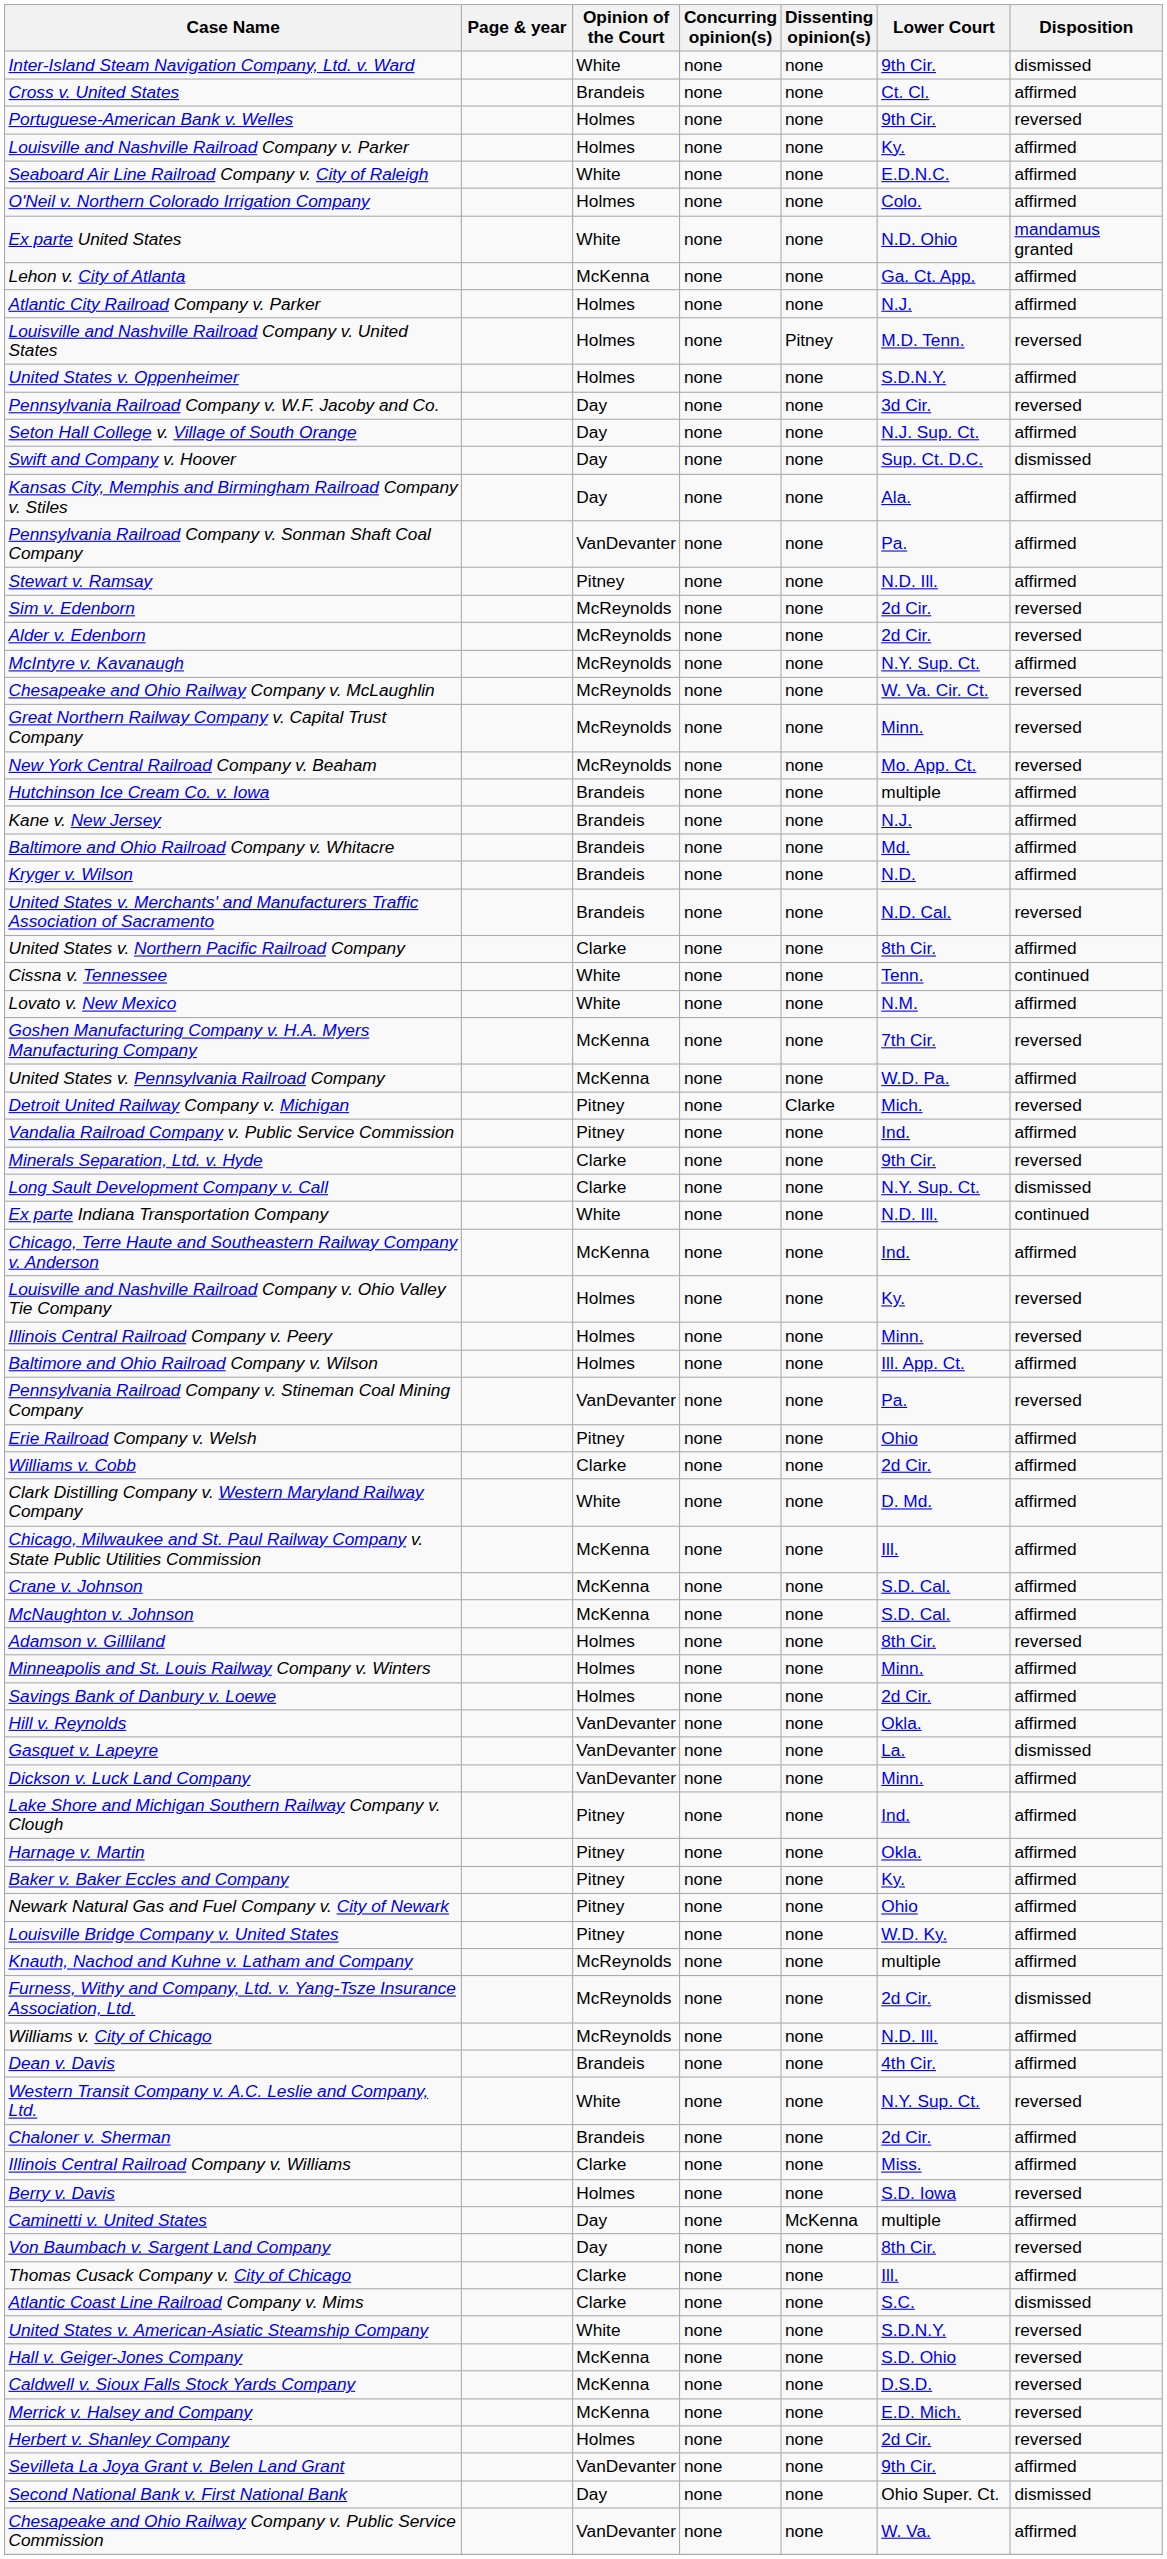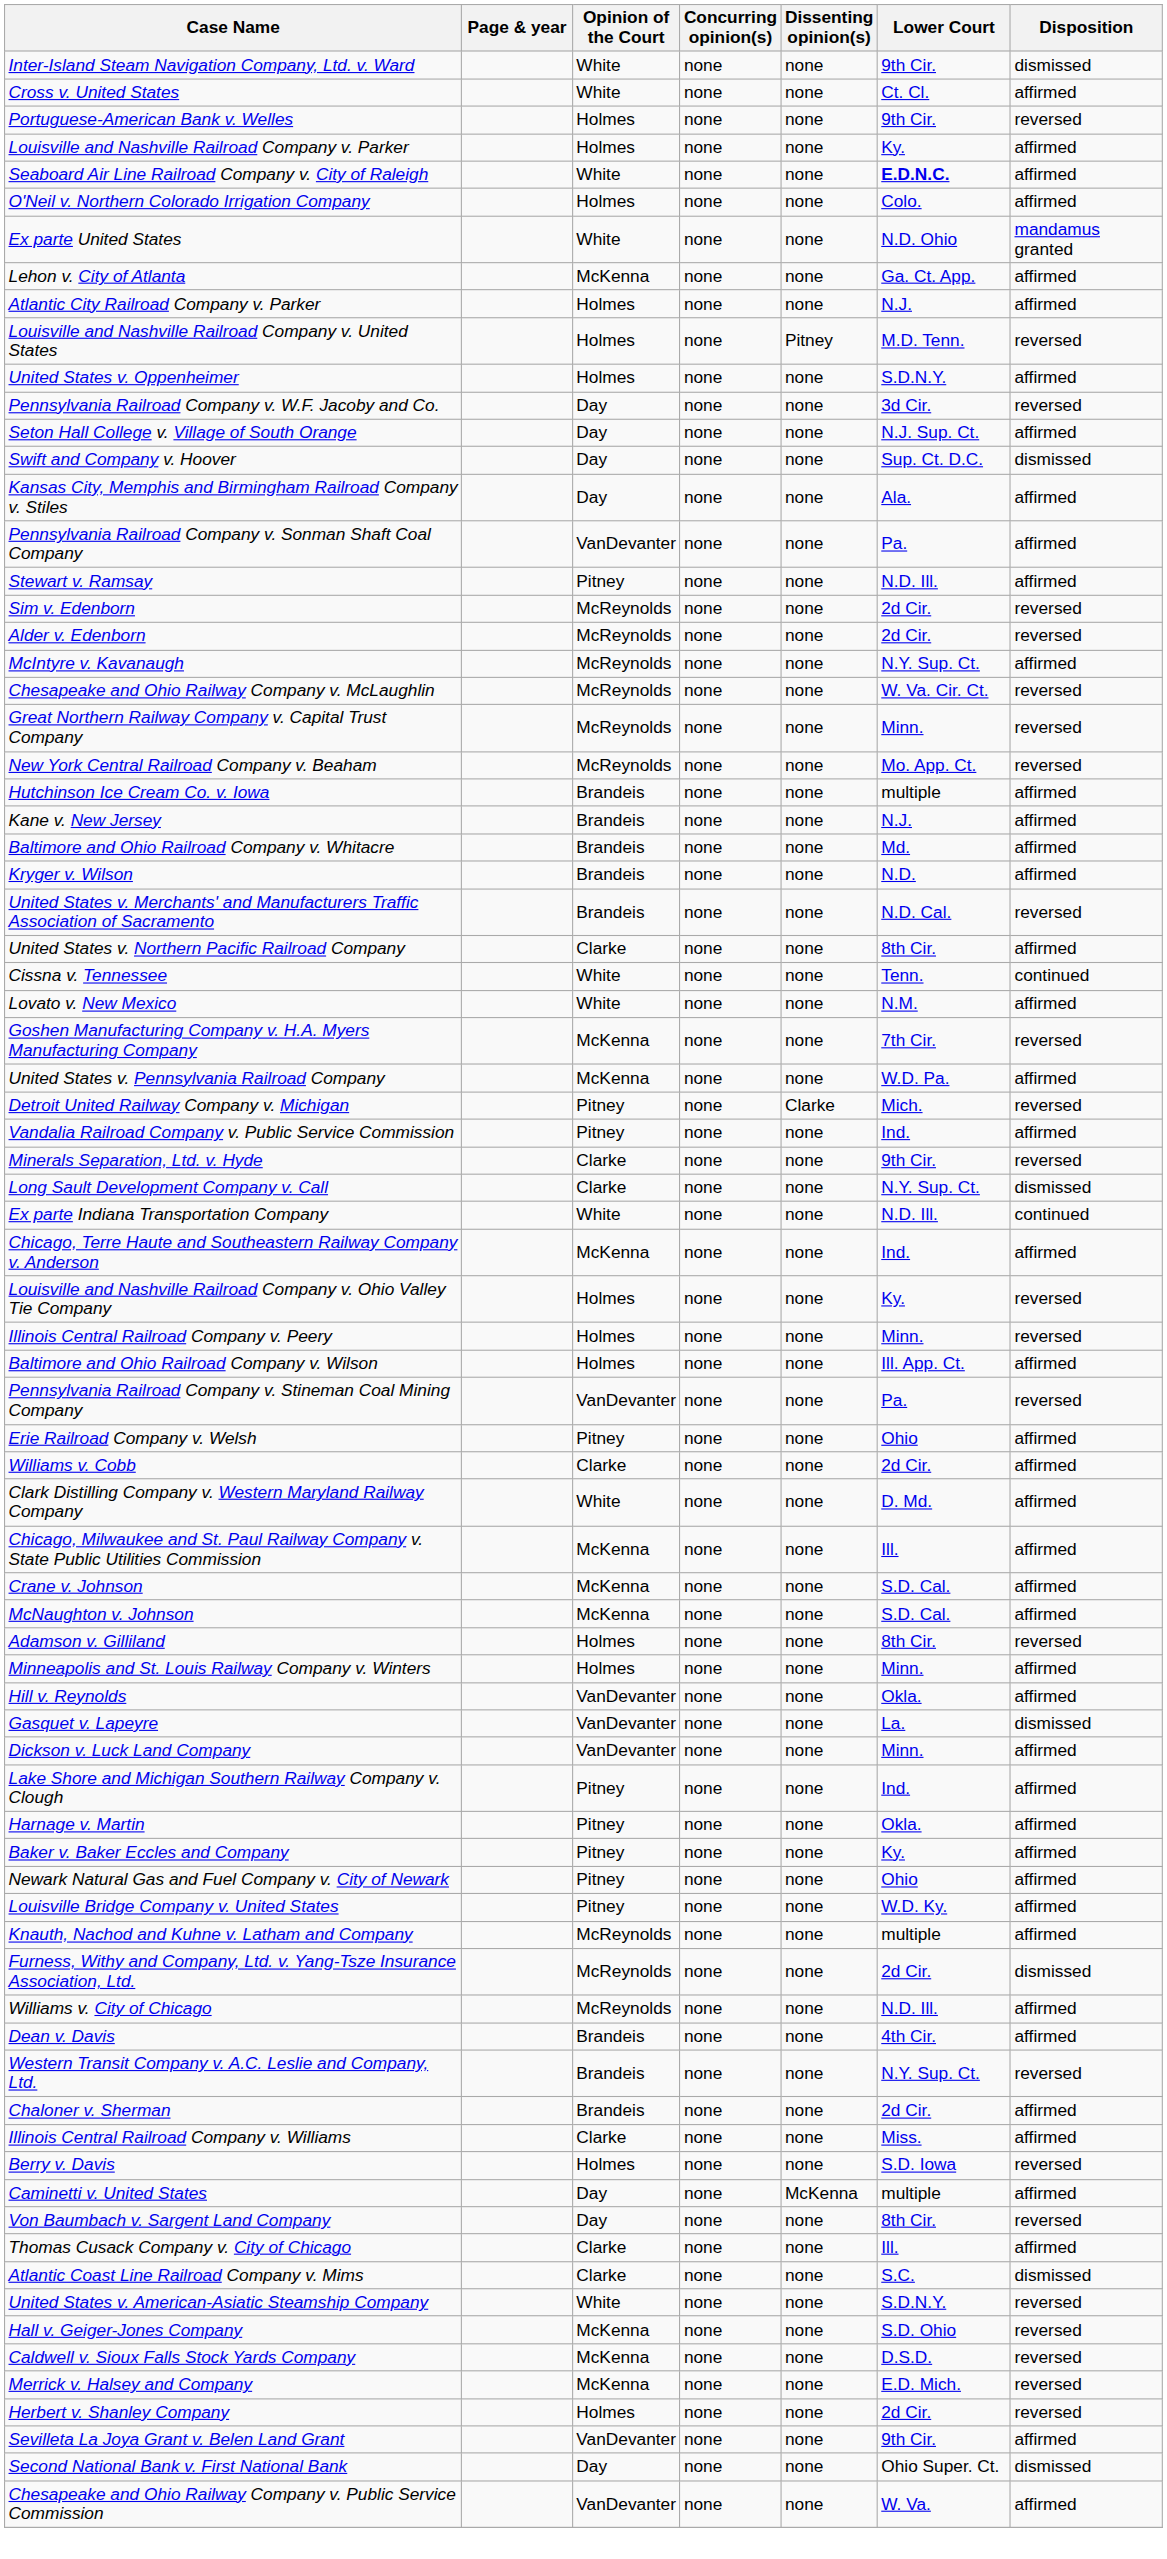(610, 92) Brandeis -> (598, 92) White
(915, 174) normal -> (915, 174) bold
- row: (142, 1695)
(598, 2100) White -> (610, 2073) Brandeis
